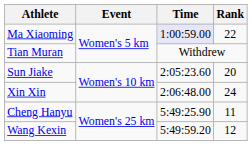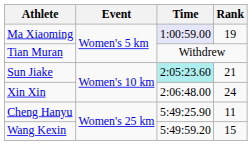(230, 34) 22 -> (230, 34) 19
(185, 73) no background -> (185, 73) paleturquoise background
(230, 73) 20 -> (230, 73) 21
(230, 131) 12 -> (230, 131) 15
